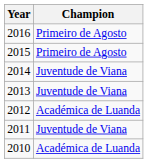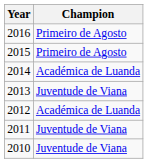(81, 72) Juventude de Viana -> (88, 72) Académica de Luanda
(88, 149) Académica de Luanda -> (81, 149) Juventude de Viana
